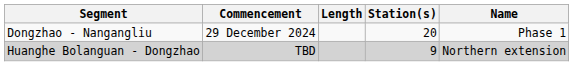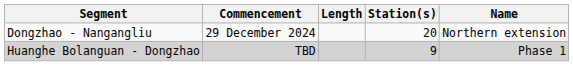(542, 32) Phase 1 -> (504, 32) Northern extension
(504, 51) Northern extension -> (542, 51) Phase 1
